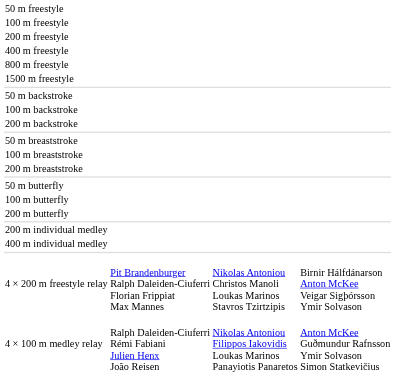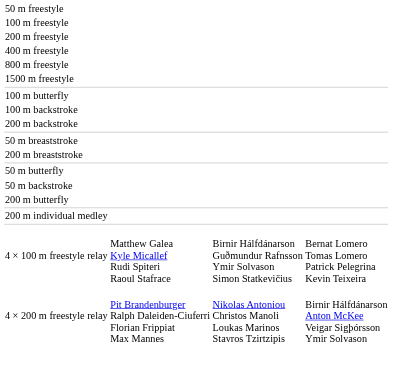rows swapped: (39, 95) <-> (37, 199)
- row: (44, 154)
- row: (56, 244)
+ row: (56, 255)
- row: (54, 344)
